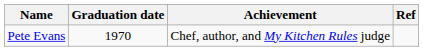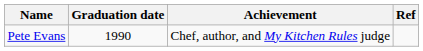(118, 35) 1970 -> (118, 35) 1990
